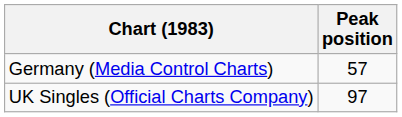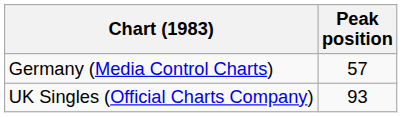(357, 97) 97 -> (357, 97) 93
